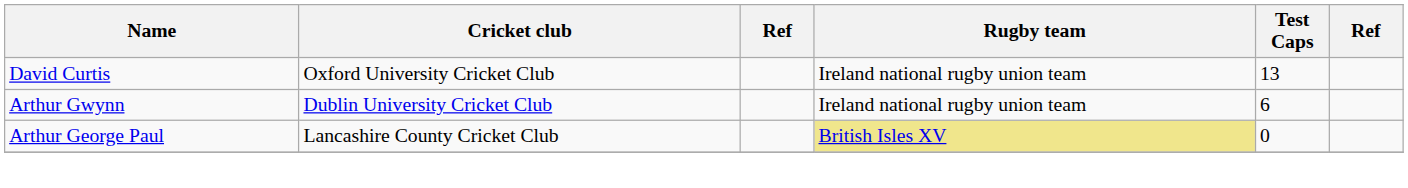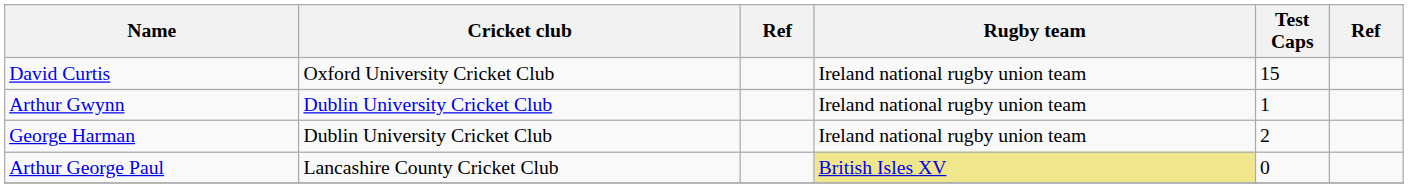(1270, 73) 13 -> (1270, 73) 15
(1265, 104) 6 -> (1265, 104) 1
+ row: (72, 135)
